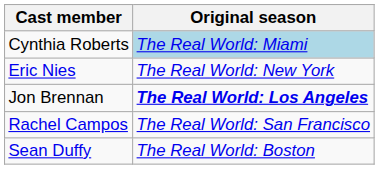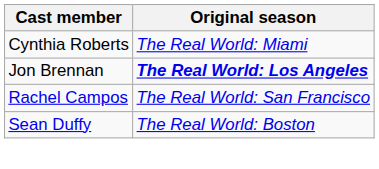(222, 44) lightblue background -> (222, 44) no background
- row: (42, 71)
